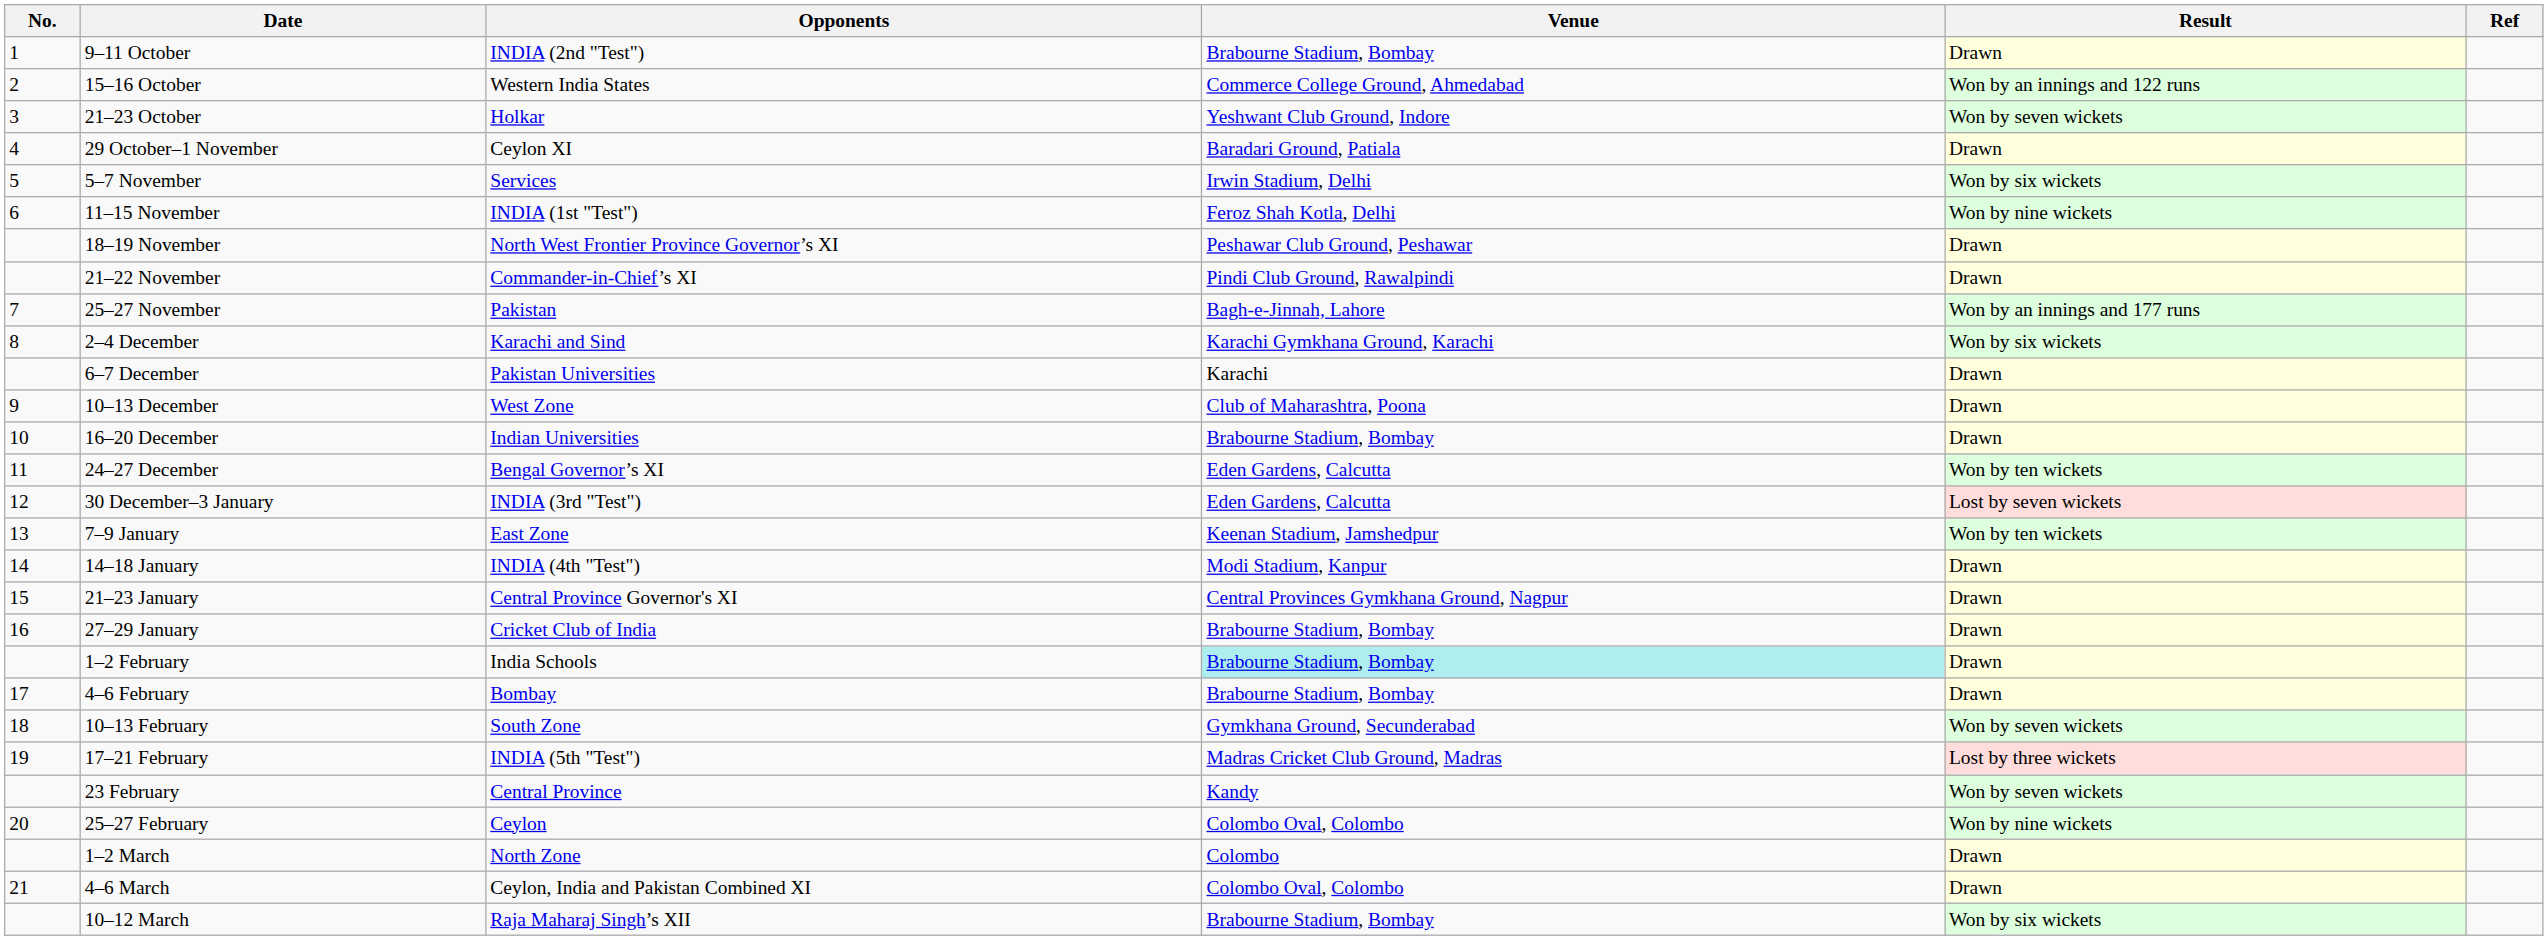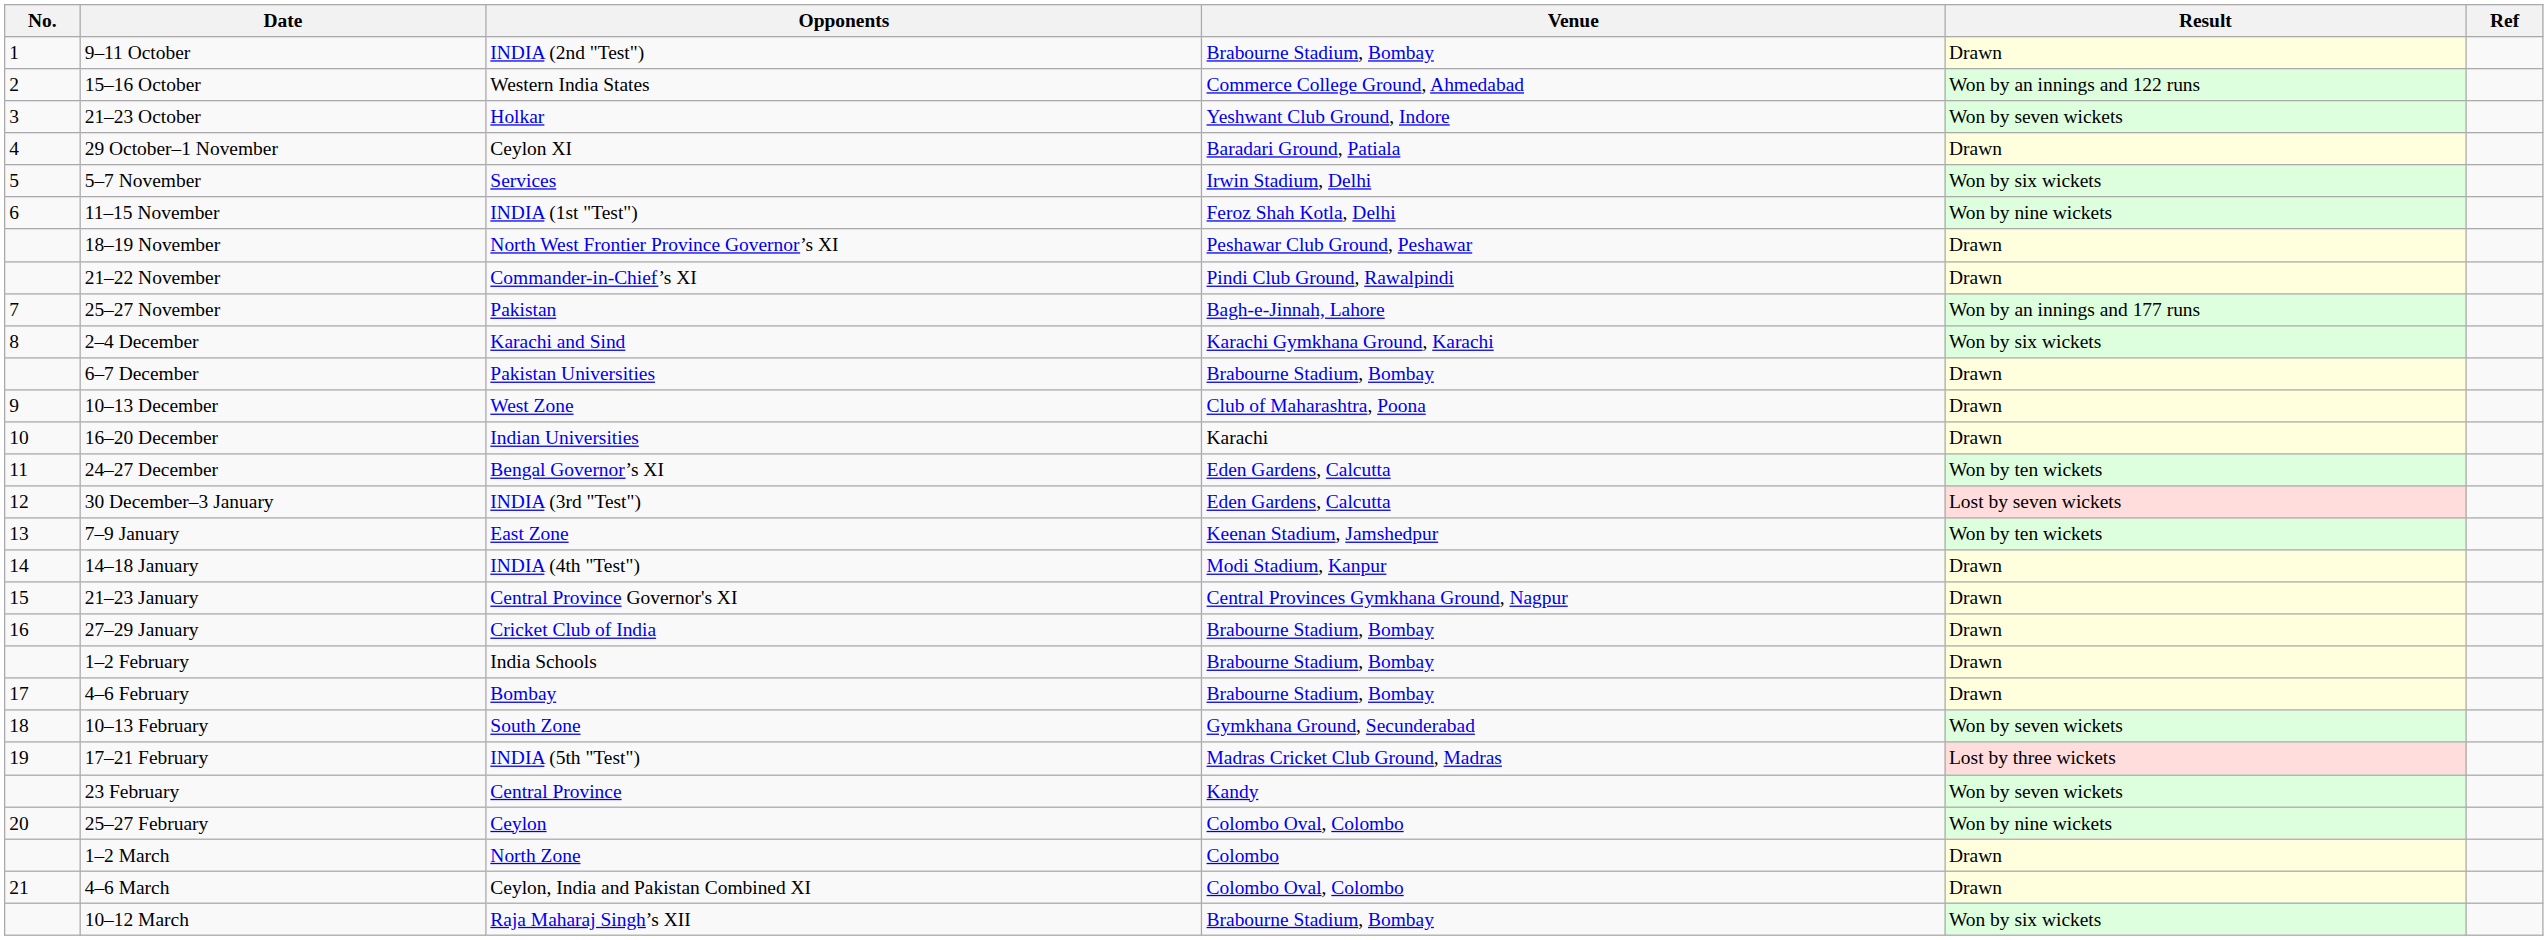(1237, 373) Karachi -> (1320, 373) Brabourne Stadium, Bombay
(1320, 437) Brabourne Stadium, Bombay -> (1237, 437) Karachi
(1320, 662) paleturquoise background -> (1320, 662) no background
